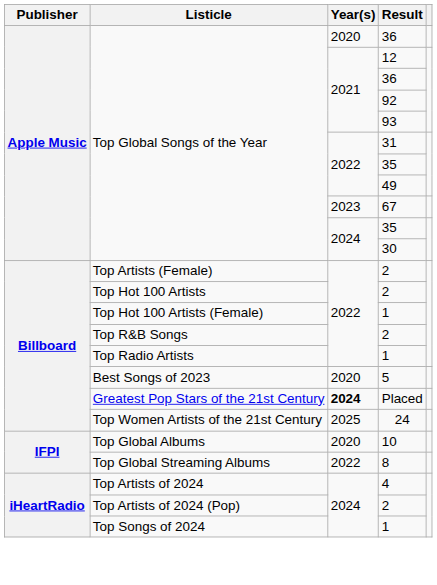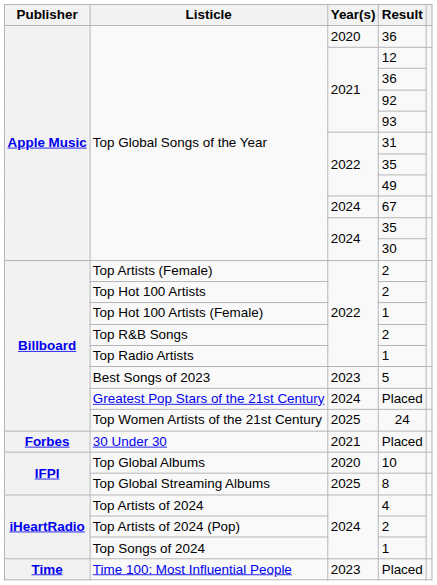(346, 206) 2023 -> (346, 206) 2024
(346, 377) 2020 -> (346, 377) 2023
(346, 398) bold -> (346, 398) normal
+ row: (130, 441)
(346, 462) 2022 -> (346, 484) 2025
+ row: (192, 569)
